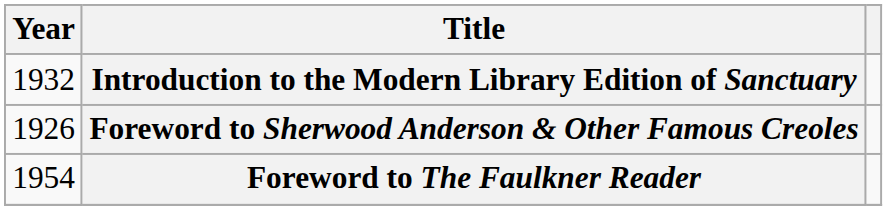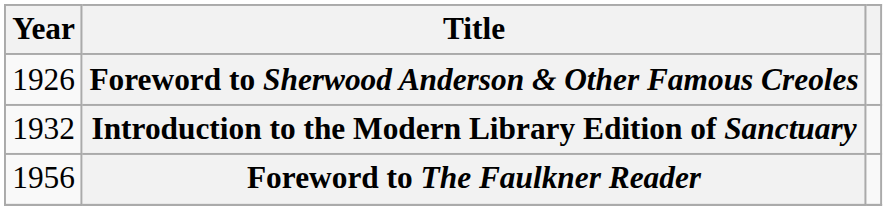rows swapped: (474, 128) <-> (474, 79)
(44, 178) 1954 -> (44, 178) 1956
